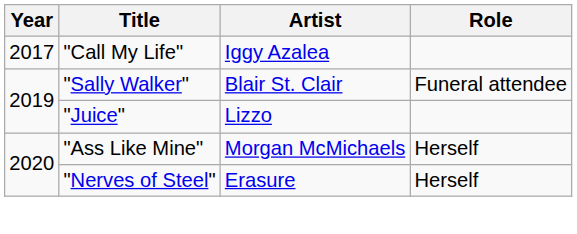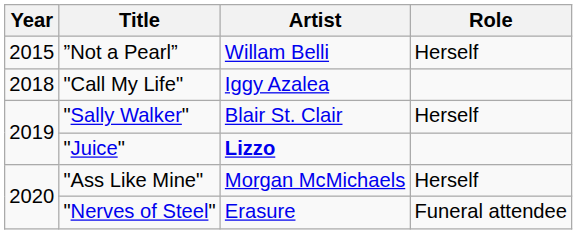+ row: (121, 52)
(32, 52) 2017 -> (32, 84) 2018
(491, 84) Funeral attendee -> (446, 116) Herself
(248, 116) normal -> (250, 148) bold
(446, 180) Herself -> (491, 212) Funeral attendee
